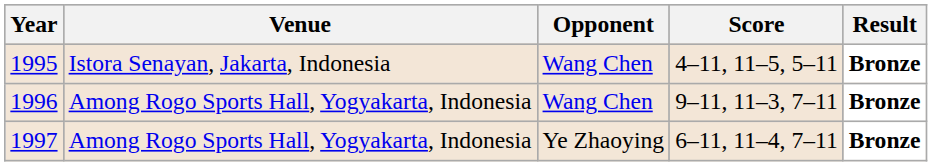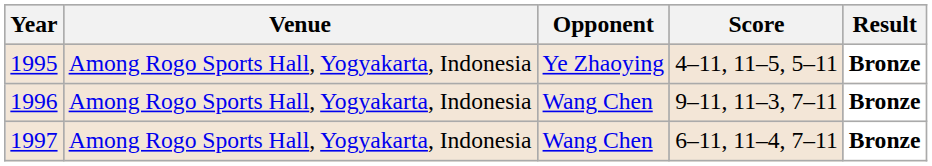(230, 63) Istora Senayan, Jakarta, Indonesia -> (300, 63) Among Rogo Sports Hall, Yogyakarta, Indonesia
(598, 63) Wang Chen -> (603, 63) Ye Zhaoying
(603, 141) Ye Zhaoying -> (598, 141) Wang Chen
